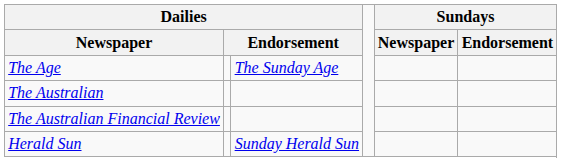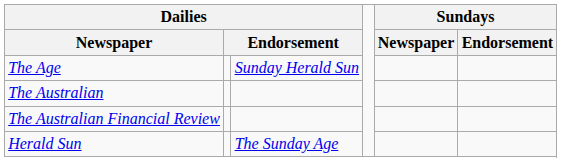(286, 67) The Sunday Age -> (297, 67) Sunday Herald Sun
(297, 144) Sunday Herald Sun -> (286, 144) The Sunday Age
